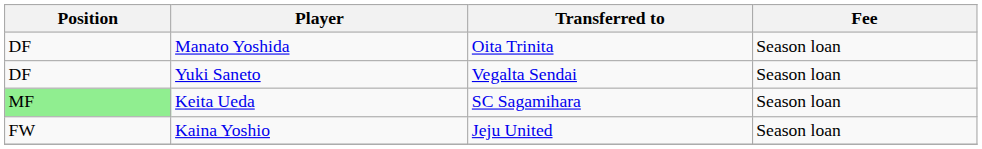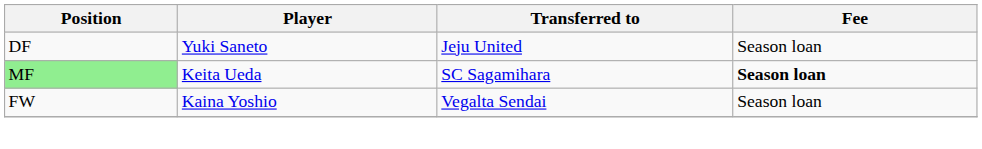- row: (232, 46)
(524, 74) Vegalta Sendai -> (482, 46) Jeju United
(799, 102) normal -> (782, 74) bold
(512, 130) Jeju United -> (494, 102) Vegalta Sendai
